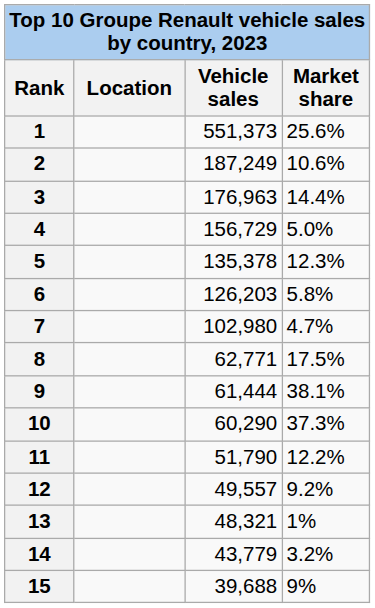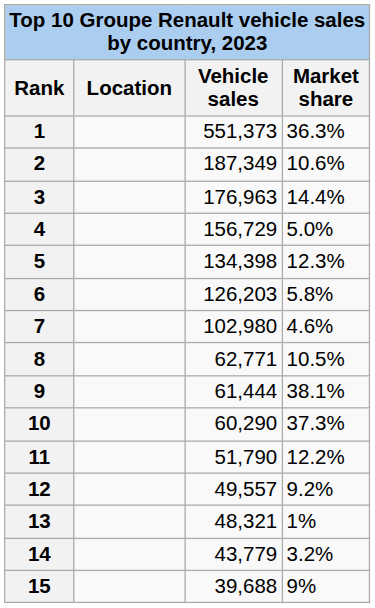(316, 131) 25.6% -> (316, 131) 36.3%
(240, 164) 187,249 -> (240, 164) 187,349
(240, 261) 135,378 -> (240, 261) 134,398
(310, 326) 4.7% -> (310, 326) 4.6%
(316, 359) 17.5% -> (316, 359) 10.5%
